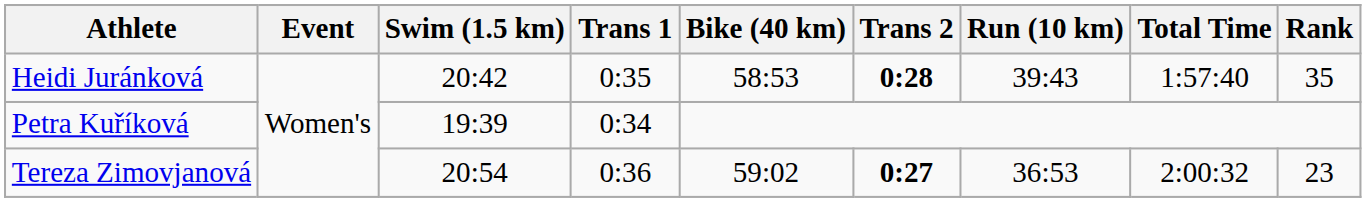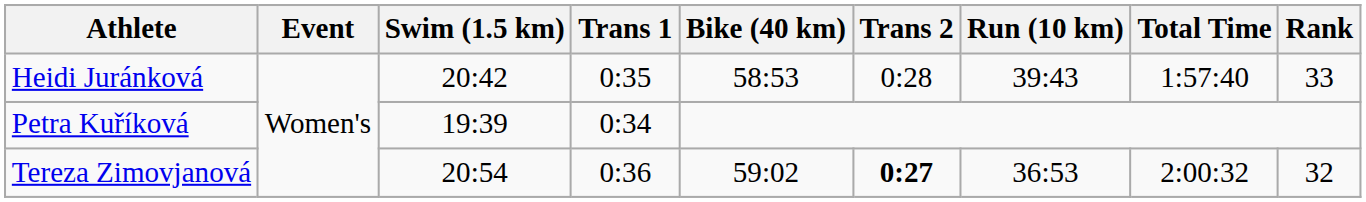(906, 76) bold -> (906, 76) normal
(1319, 76) 35 -> (1319, 76) 33
(1319, 172) 23 -> (1319, 172) 32
